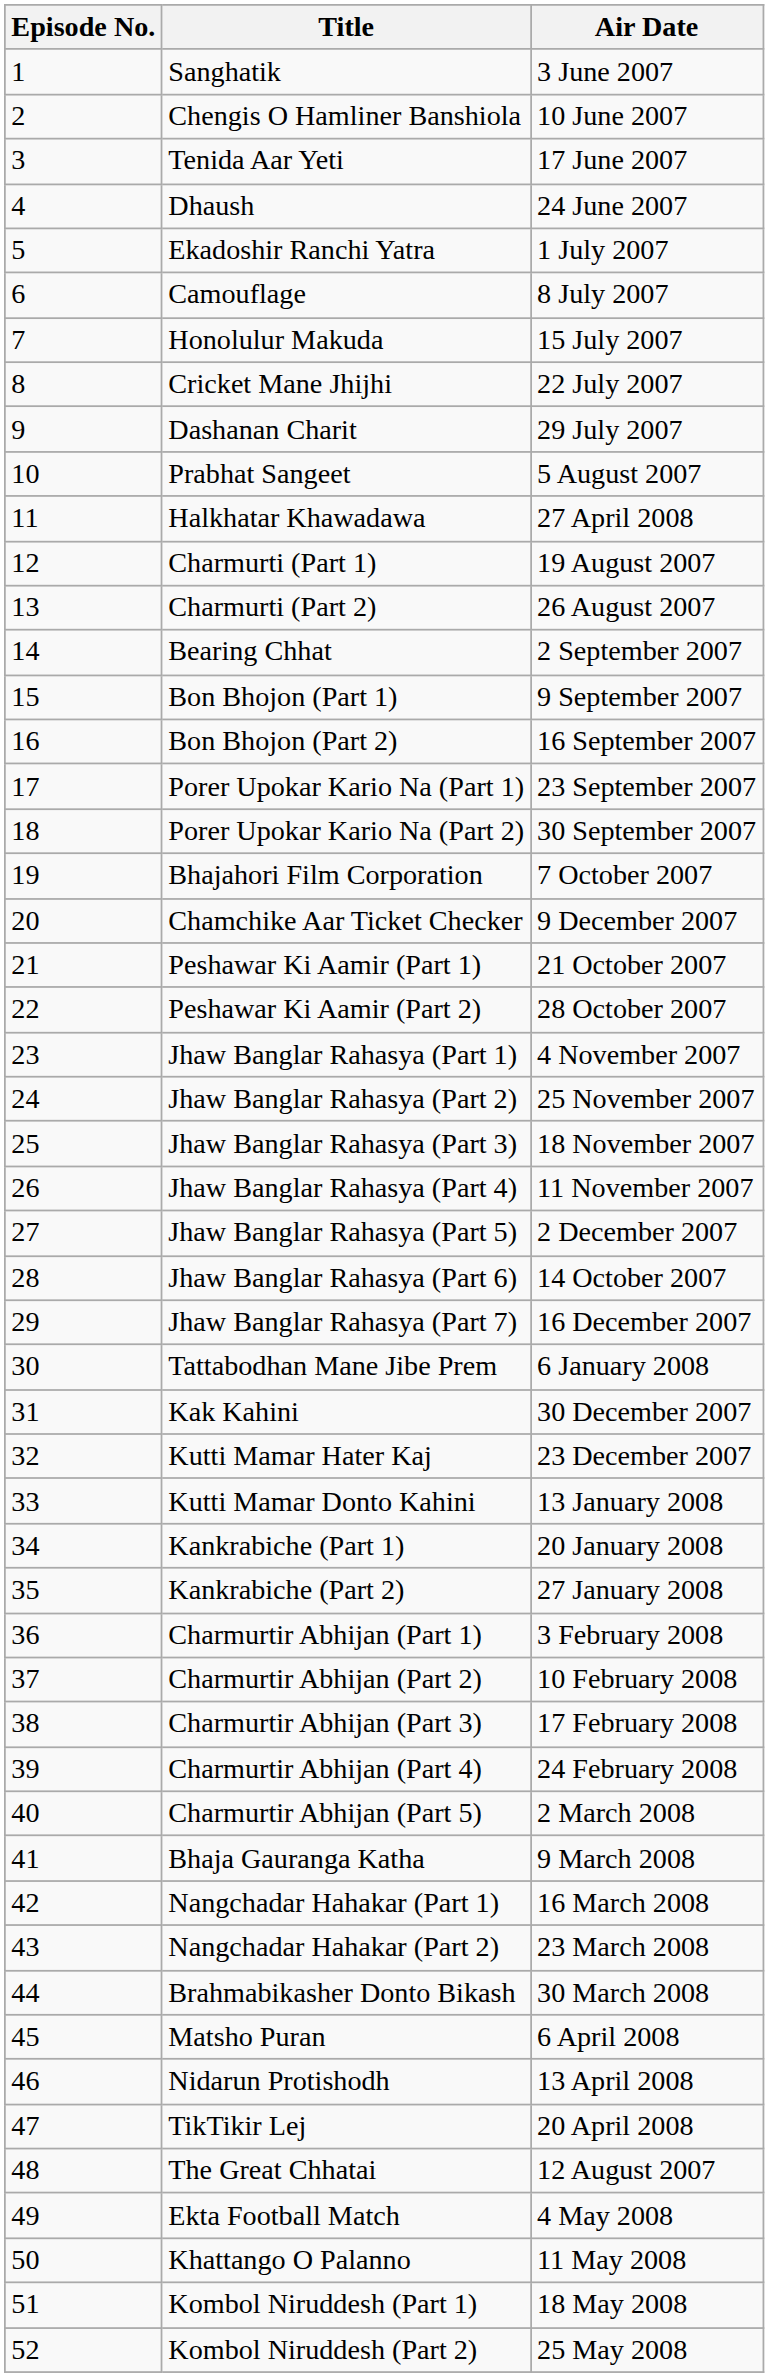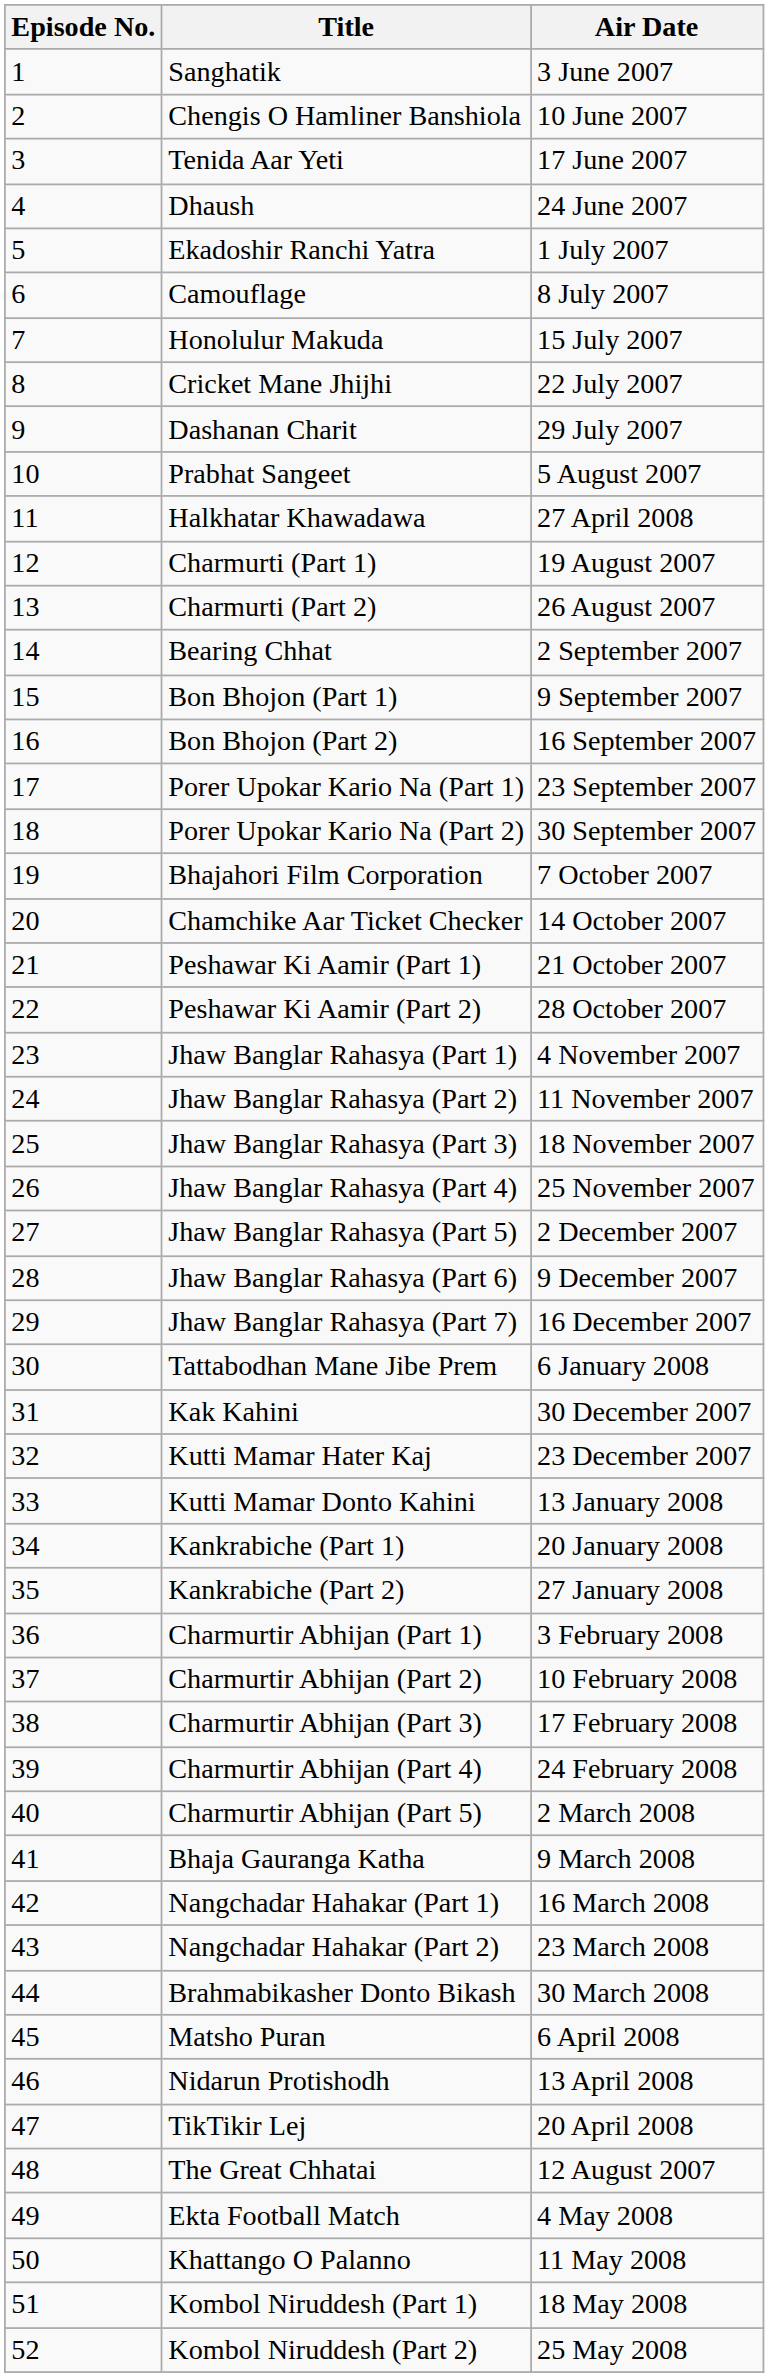(637, 920) 9 December 2007 -> (632, 920) 14 October 2007
(646, 1098) 25 November 2007 -> (645, 1098) 11 November 2007
(645, 1187) 11 November 2007 -> (646, 1187) 25 November 2007
(632, 1277) 14 October 2007 -> (637, 1277) 9 December 2007
